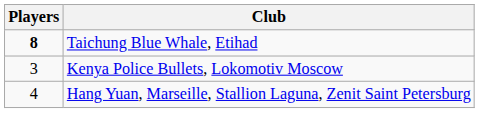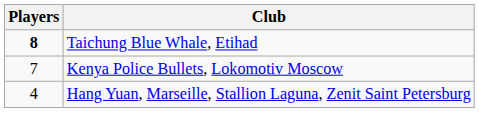(34, 68) 3 -> (34, 68) 7
